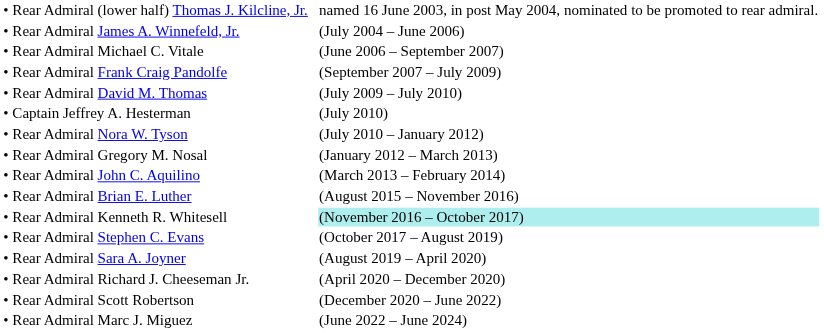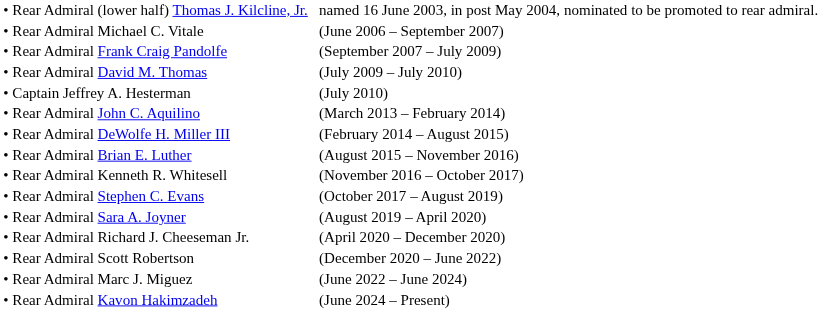- row: (118, 30)
- row: (92, 134)
- row: (102, 155)
+ row: (113, 134)
(421, 217) paleturquoise background -> (421, 175) no background
+ row: (107, 299)
